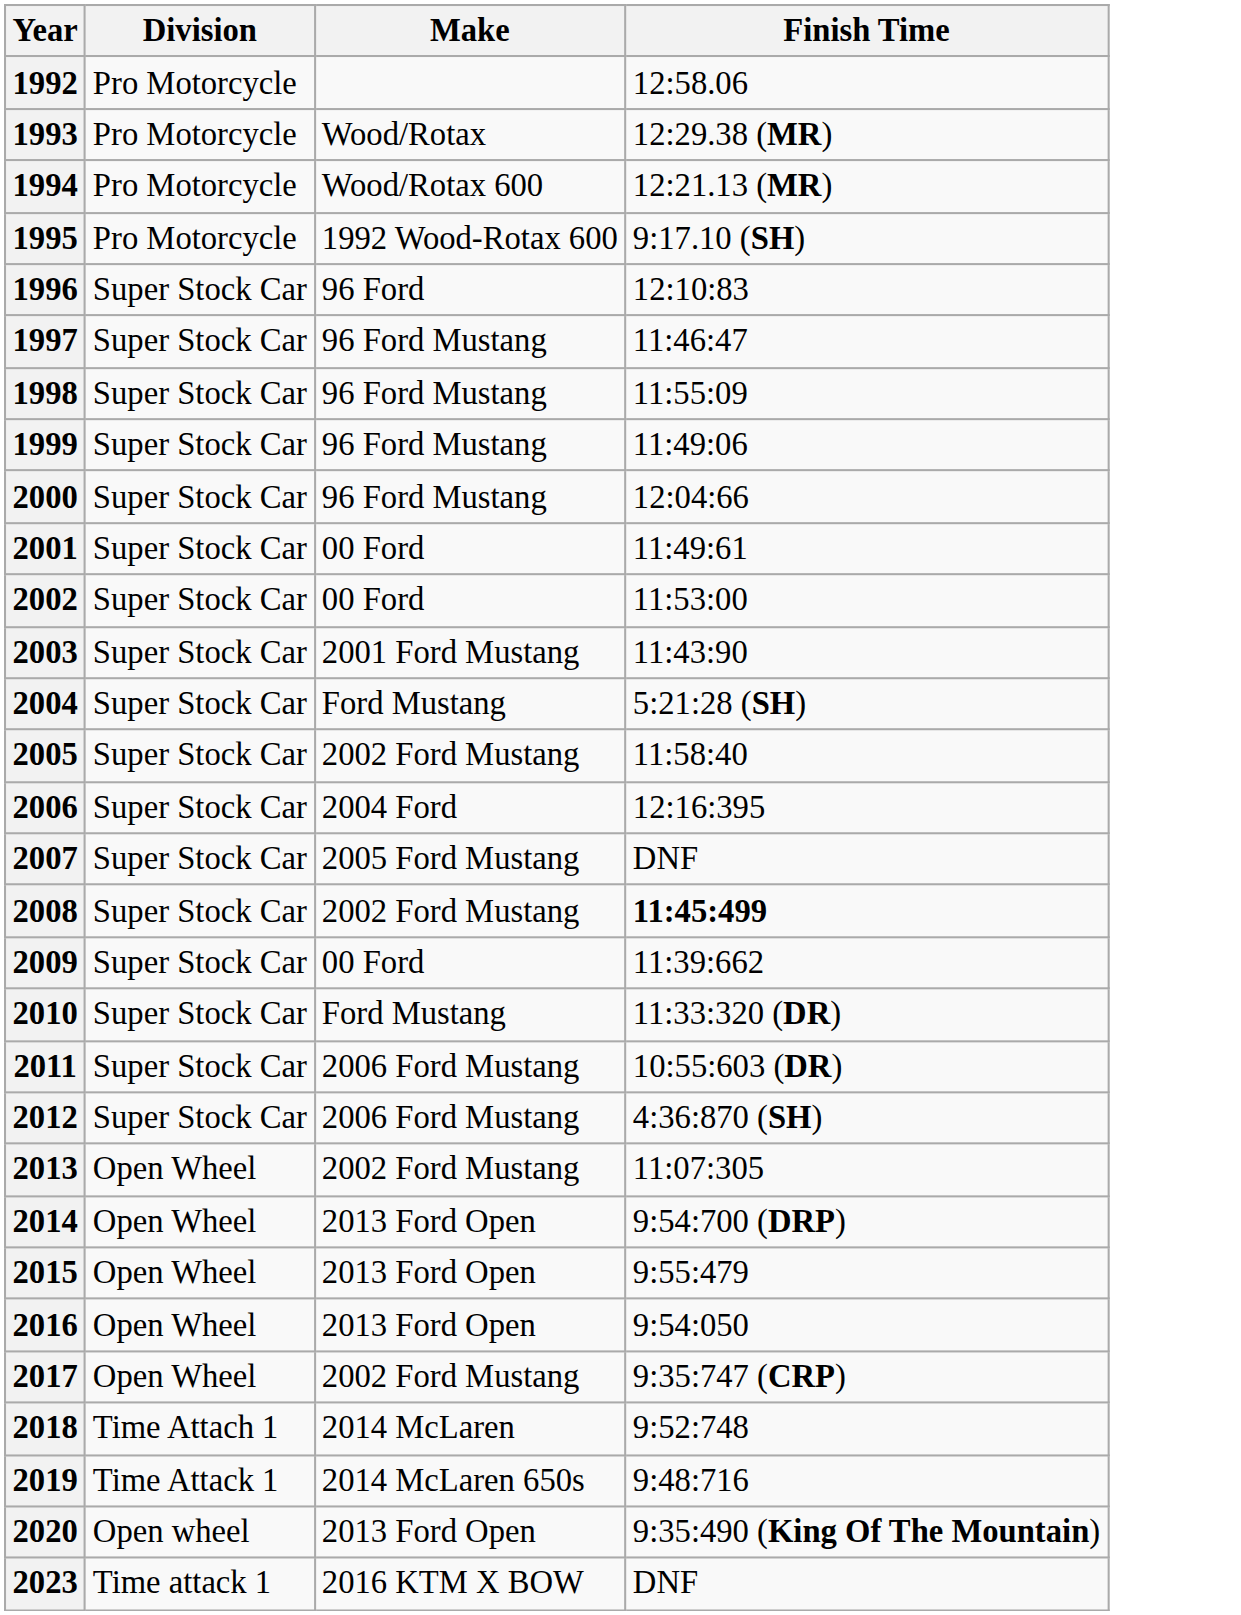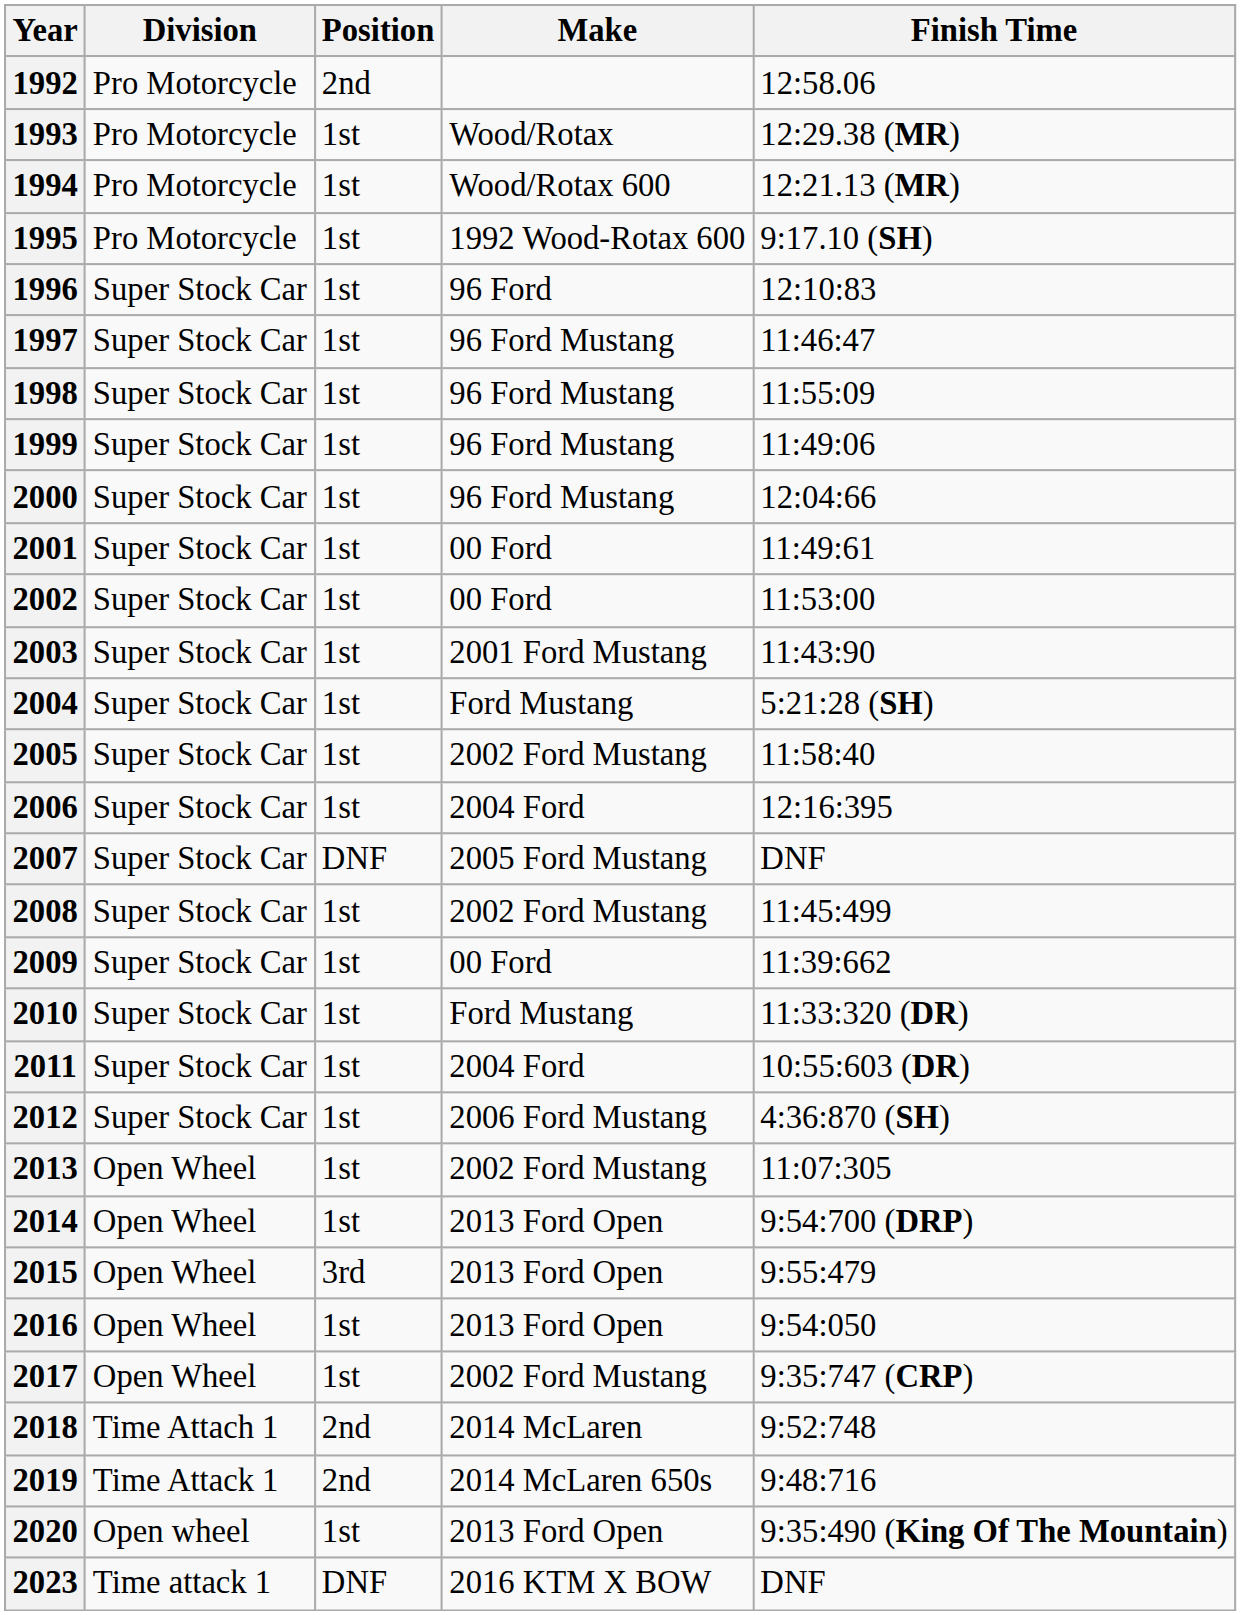+ column: (378, 30)
(700, 910) bold -> (826, 910) normal
(451, 1065) 2006 Ford Mustang -> (517, 1065) 2004 Ford
